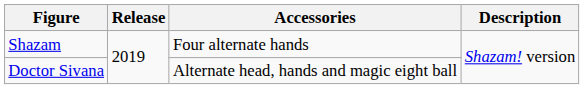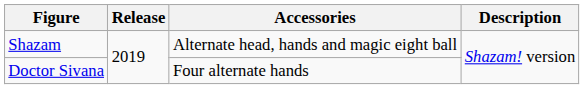(241, 44) Four alternate hands -> (315, 44) Alternate head, hands and magic eight ball
(315, 70) Alternate head, hands and magic eight ball -> (241, 70) Four alternate hands
